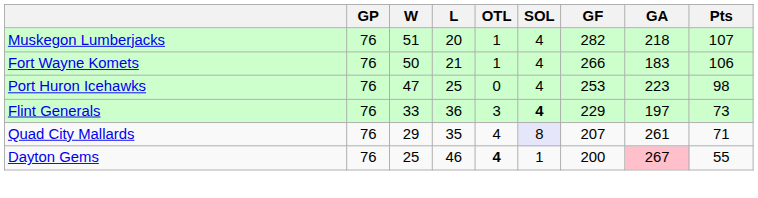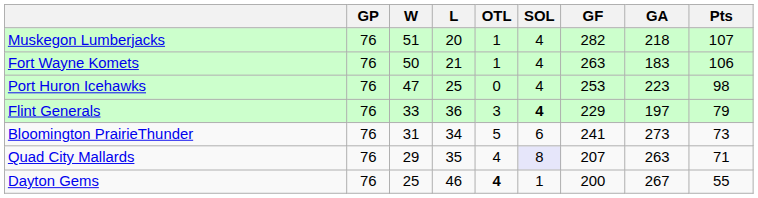(593, 63) 266 -> (593, 63) 263
(721, 110) 73 -> (721, 110) 79
+ row: (101, 134)
(657, 134) 261 -> (657, 157) 263
(657, 157) pink background -> (657, 181) no background
